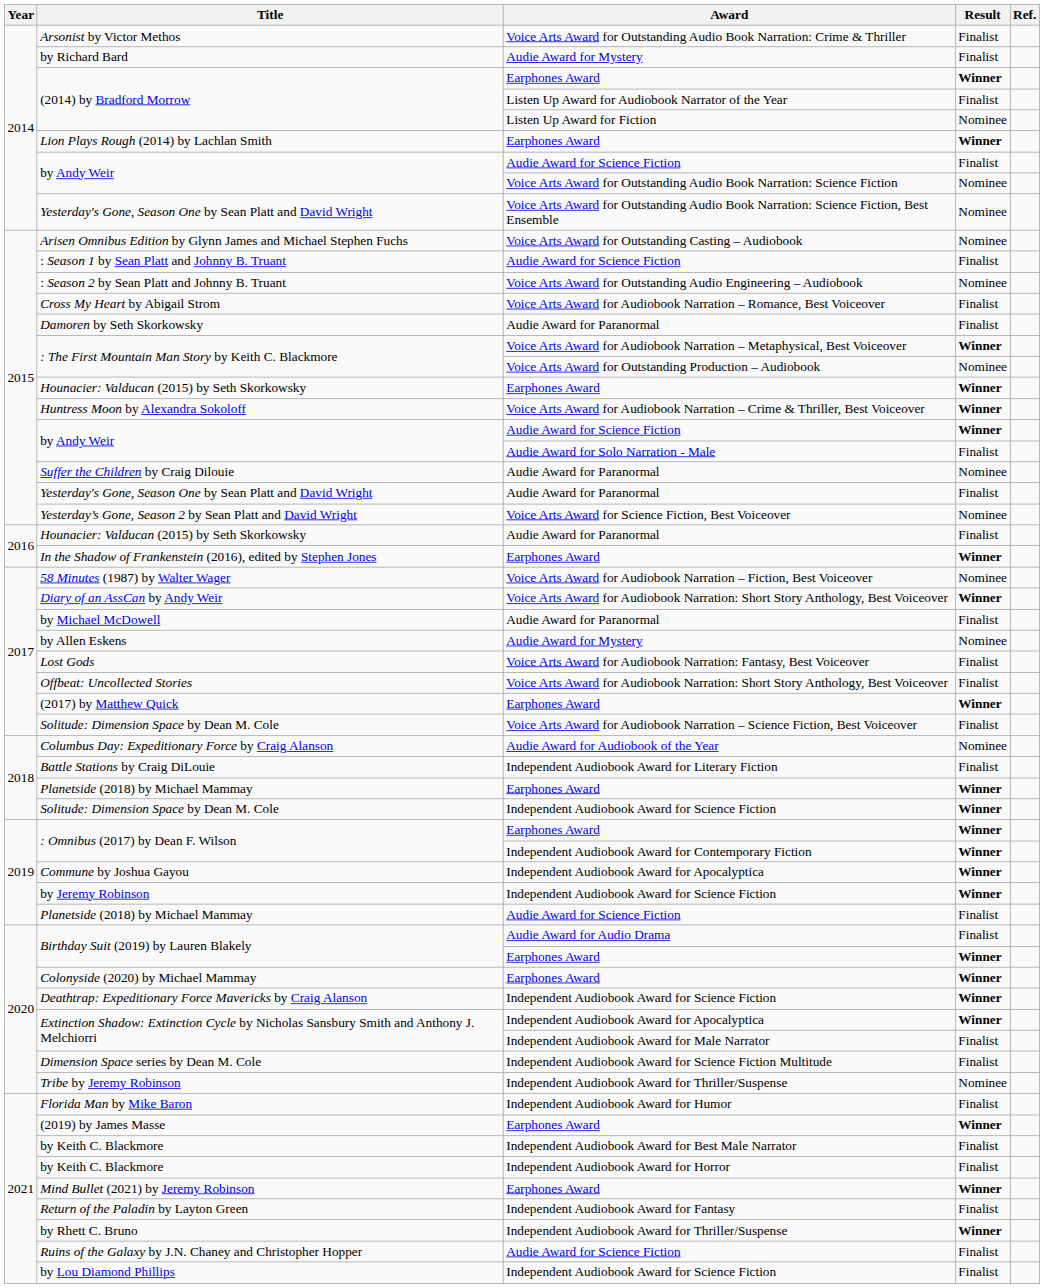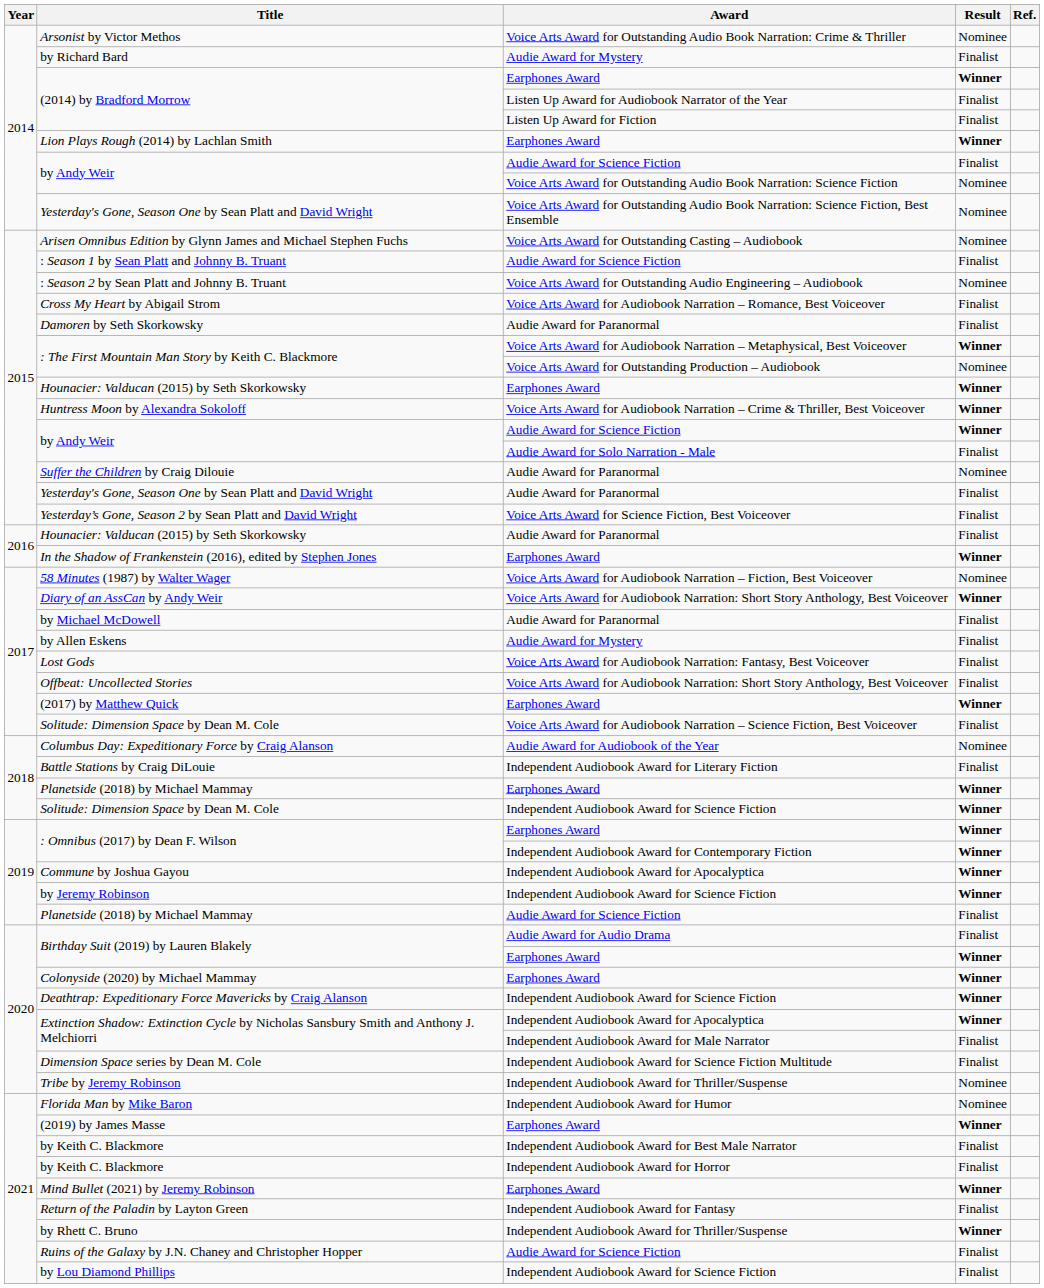(978, 36) Finalist -> (983, 36) Nominee
(983, 120) Nominee -> (978, 120) Finalist
(983, 514) Nominee -> (978, 514) Finalist
(983, 640) Nominee -> (978, 640) Finalist
(978, 1104) Finalist -> (983, 1104) Nominee
